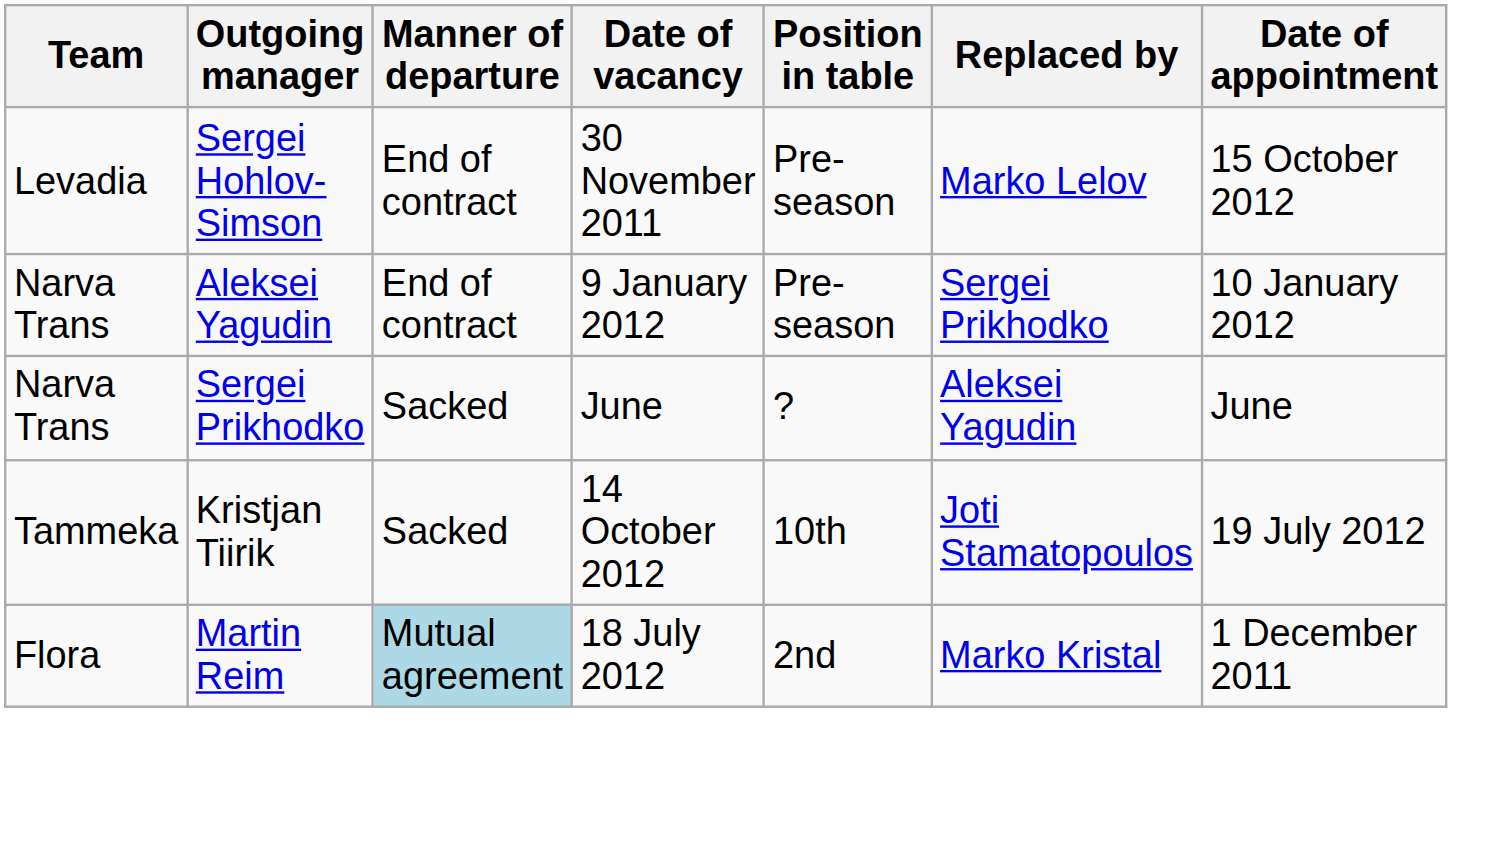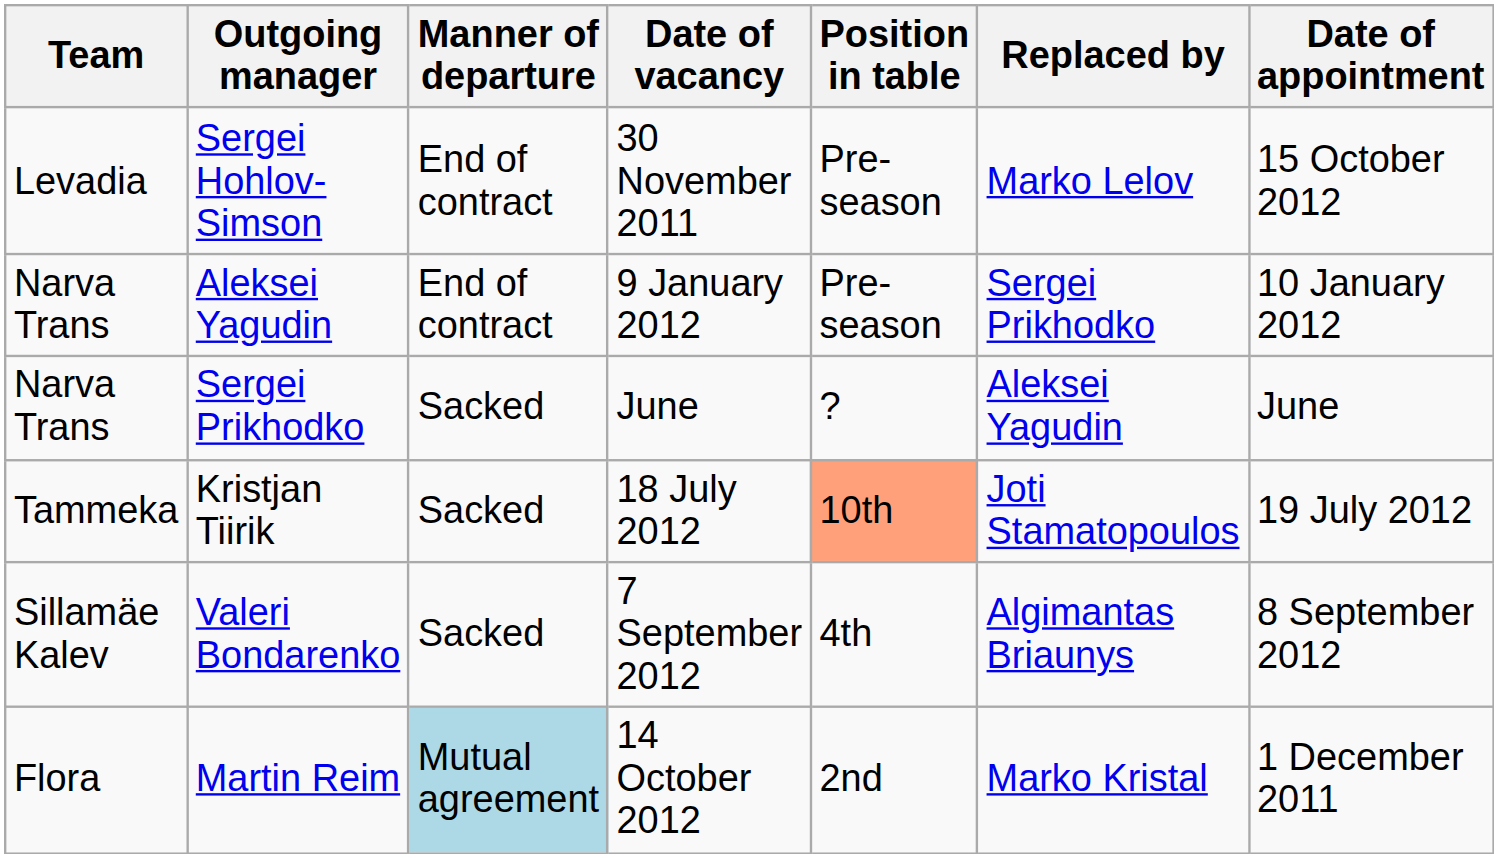(648, 531) 14 October 2012 -> (677, 509) 18 July 2012
(810, 531) no background -> (856, 509) lightsalmon background
+ row: (298, 633)
(641, 655) 18 July 2012 -> (684, 779) 14 October 2012
